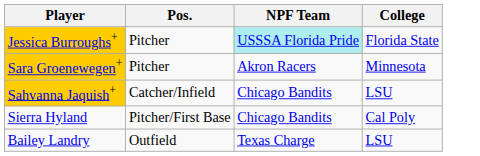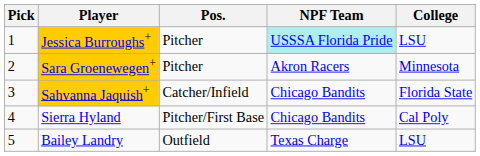+ column: (21, 15)
(402, 40) Florida State -> (412, 40) LSU
(379, 93) LSU -> (436, 93) Florida State
